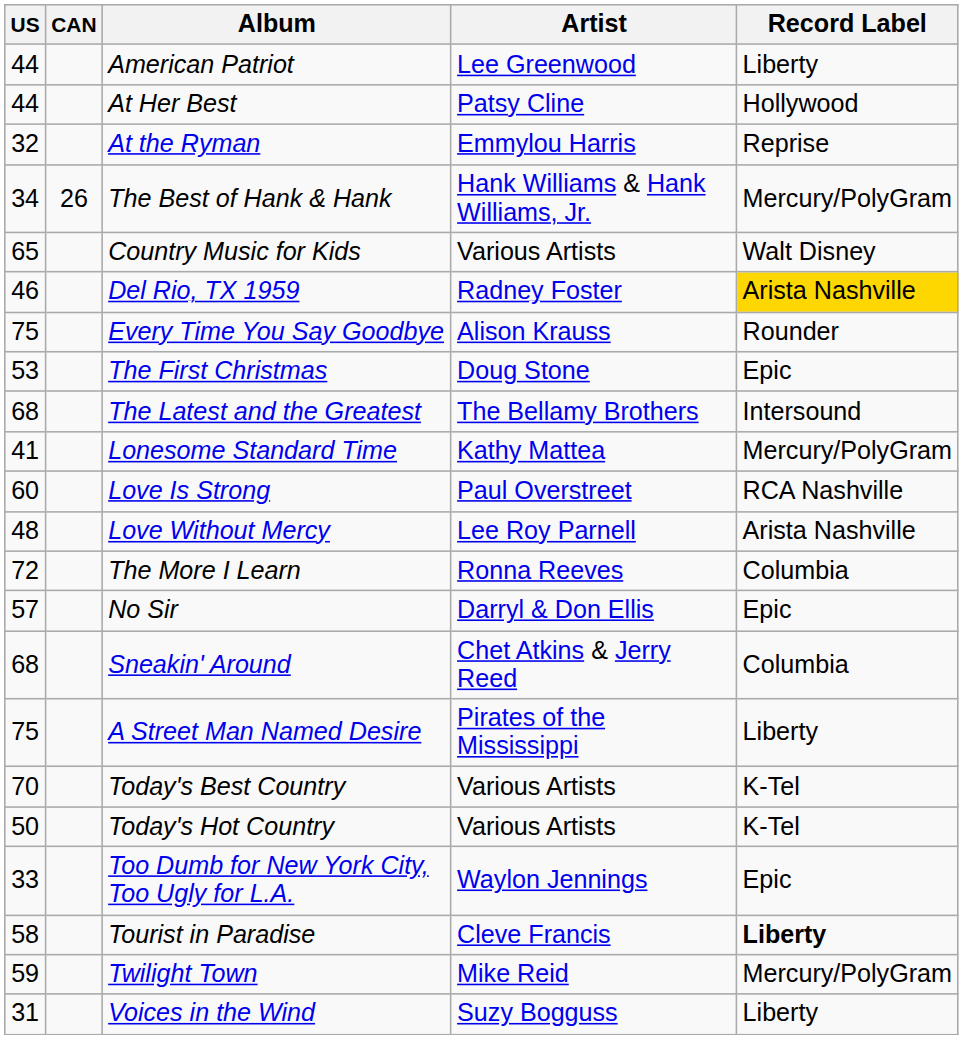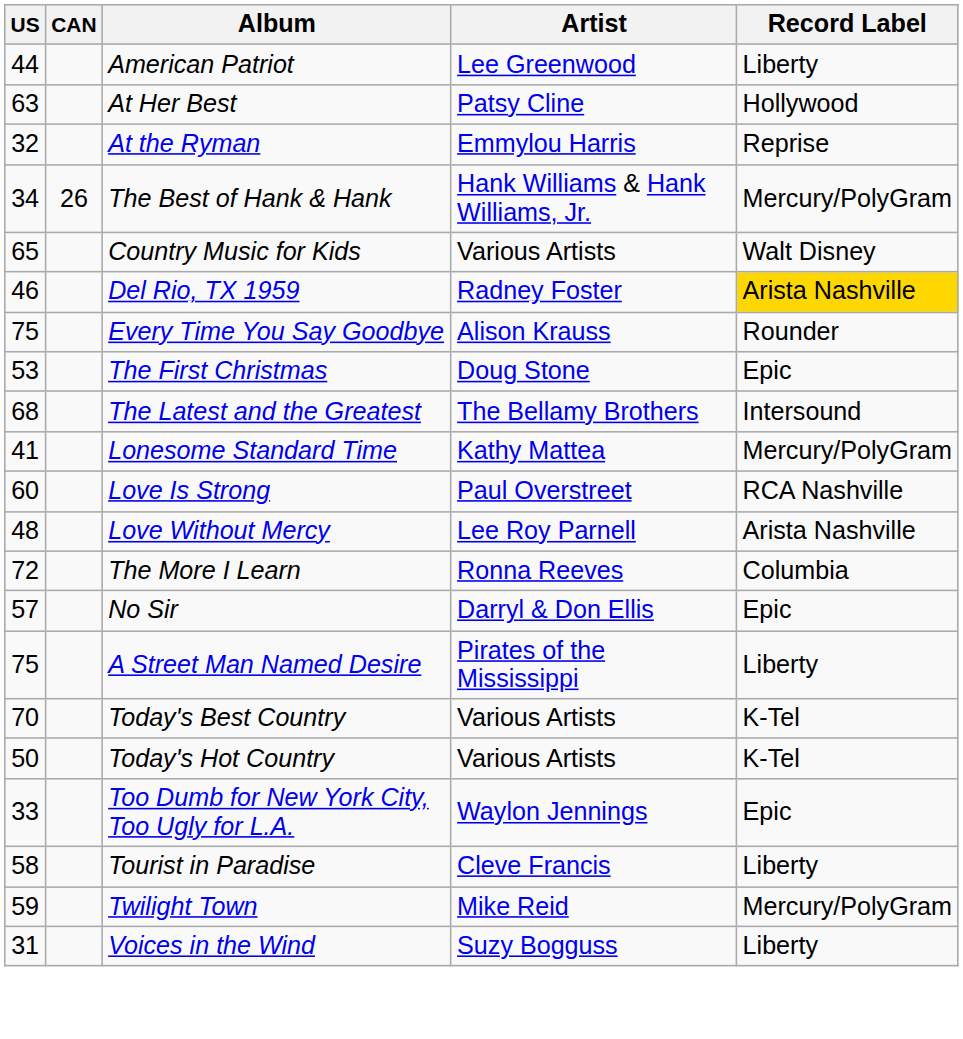(25, 104) 44 -> (25, 104) 63
- row: (199, 664)
(784, 934) bold -> (780, 866) normal
